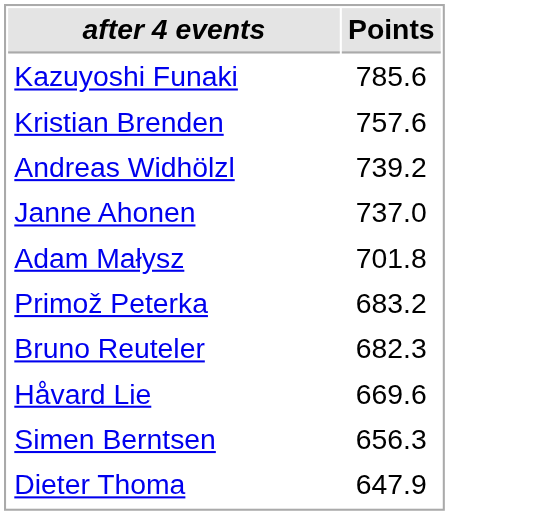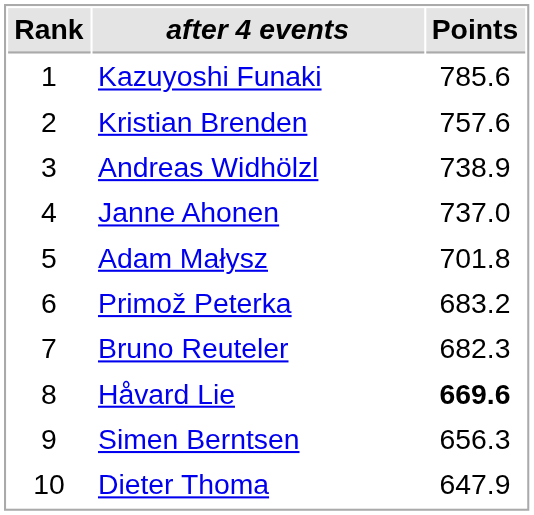+ column: (49, 30)
(391, 168) 739.2 -> (475, 168) 738.9
(391, 394) normal -> (475, 394) bold
